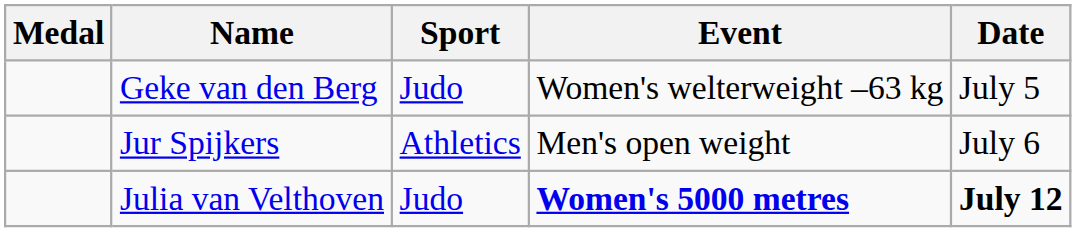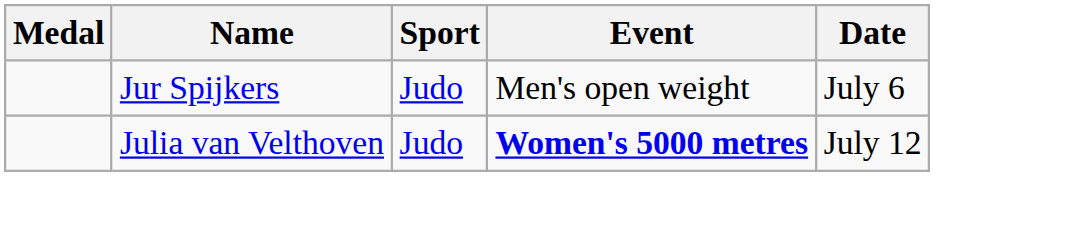- row: (249, 87)
(460, 143) Athletics -> (431, 87) Judo
(1011, 198) bold -> (873, 143) normal
